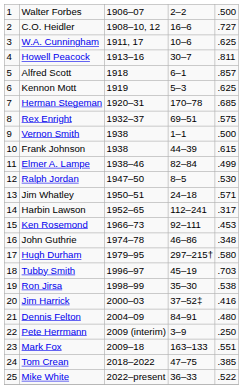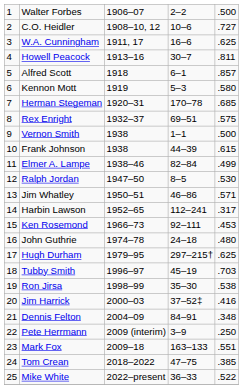(181, 27) 16–6 -> (181, 27) 10–6
(181, 42) 10–6 -> (181, 42) 16–6
(227, 88) .625 -> (227, 88) .580
(184, 194) 24–18 -> (184, 194) 46–86
(184, 240) 46–86 -> (184, 240) 24–18
(227, 240) .348 -> (227, 240) .480
(227, 255) .580 -> (227, 255) .625
(227, 316) .480 -> (227, 316) .348
